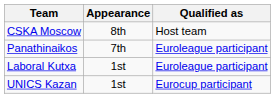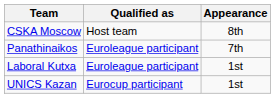columns swapped: (211, 13) <-> (118, 13)
